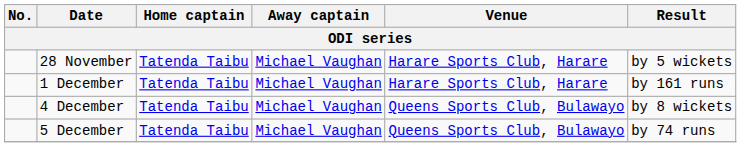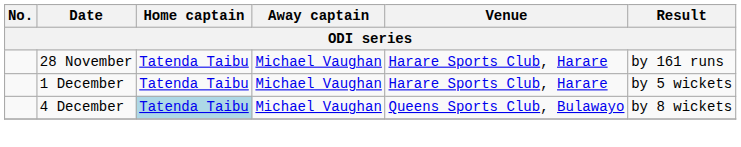(682, 62) by 5 wickets -> (677, 62) by 161 runs
(677, 85) by 161 runs -> (682, 85) by 5 wickets
(194, 108) no background -> (194, 108) lightblue background
- row: (82, 130)
